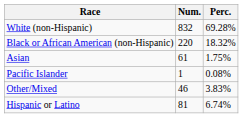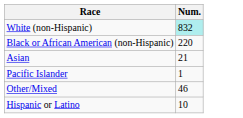- column: (221, 12)
(185, 27) no background -> (185, 27) paleturquoise background
(183, 58) 61 -> (183, 58) 21
(183, 105) 81 -> (183, 105) 10
